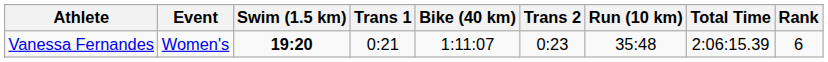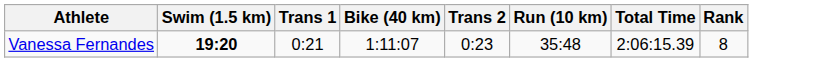- column: (196, 18)
(799, 44) 6 -> (723, 44) 8
